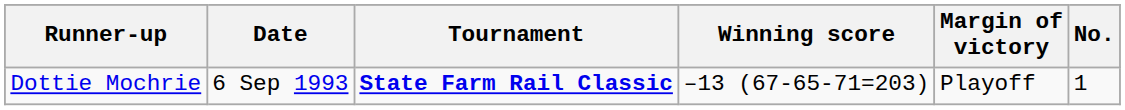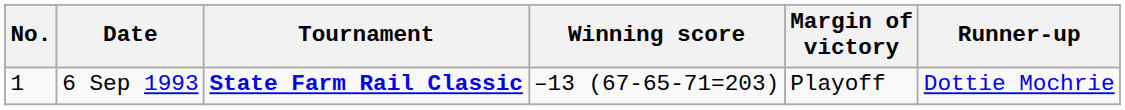columns swapped: (1094, 36) <-> (106, 36)
